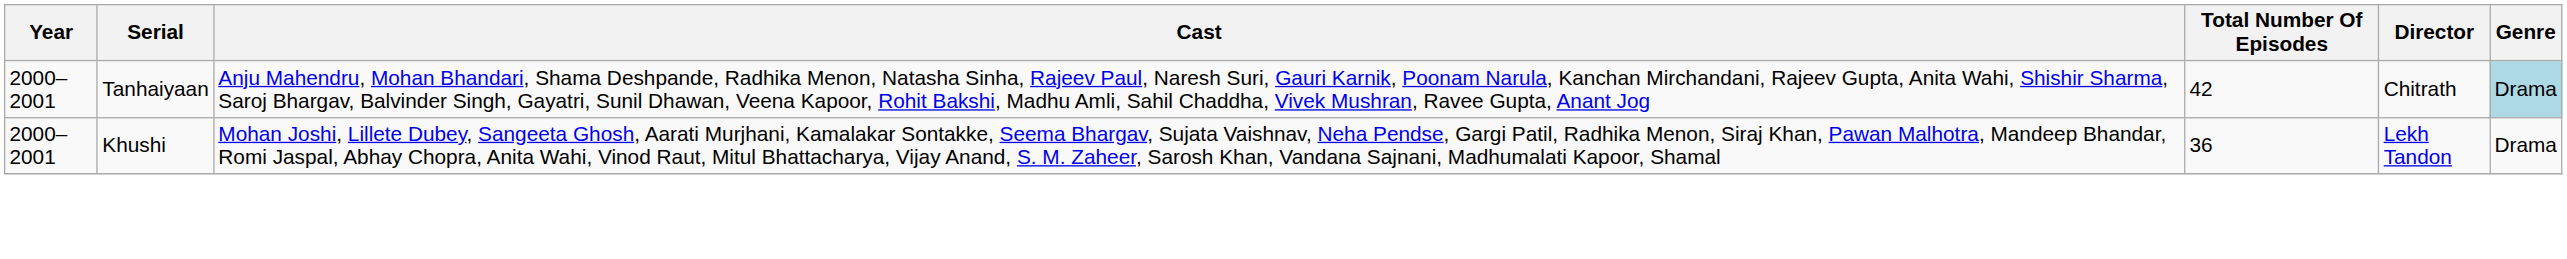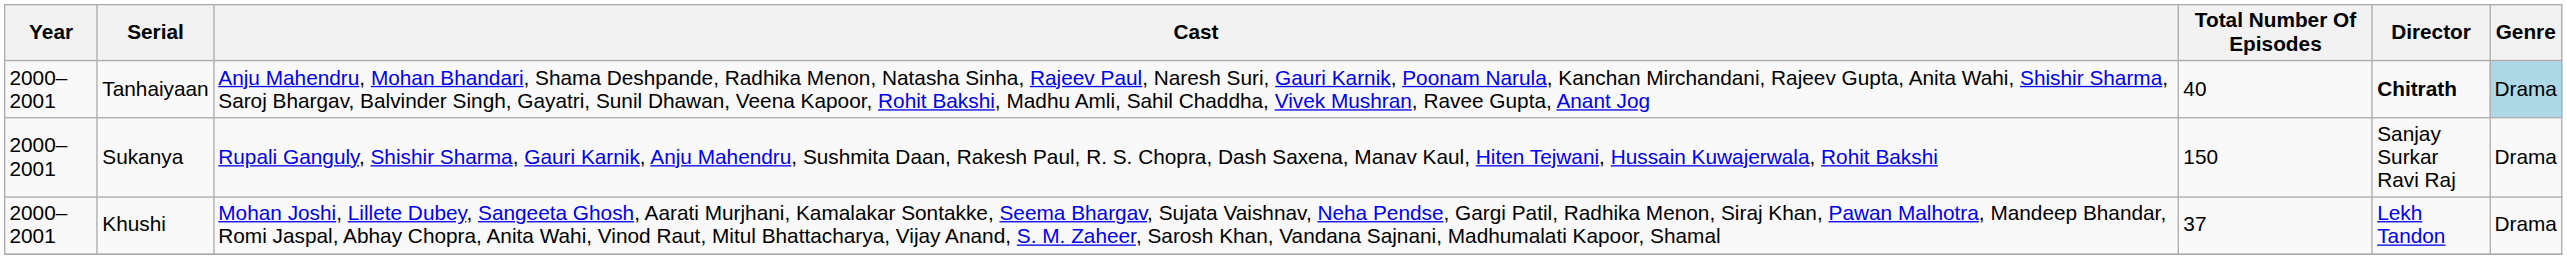(2201, 89) 42 -> (2195, 89) 40
(2420, 89) normal -> (2417, 89) bold
+ row: (143, 157)
(2201, 145) 36 -> (2195, 225) 37
